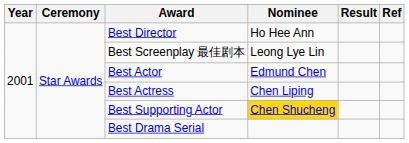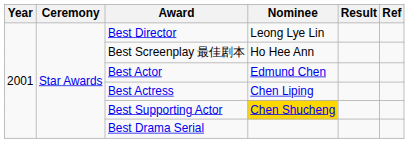(282, 32) Ho Hee Ann -> (287, 32) Leong Lye Lin
(287, 52) Leong Lye Lin -> (282, 52) Ho Hee Ann
